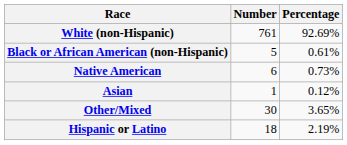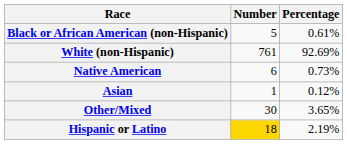rows swapped: (118, 33) <-> (118, 52)
(271, 129) no background -> (271, 129) gold background
